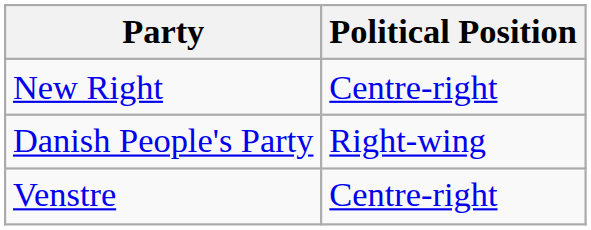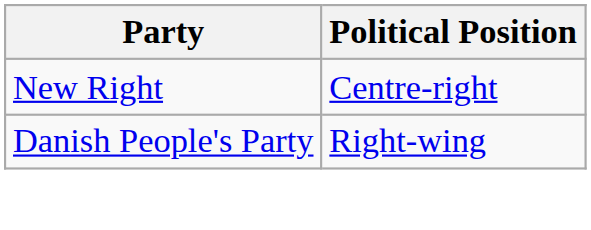- row: (65, 195)
